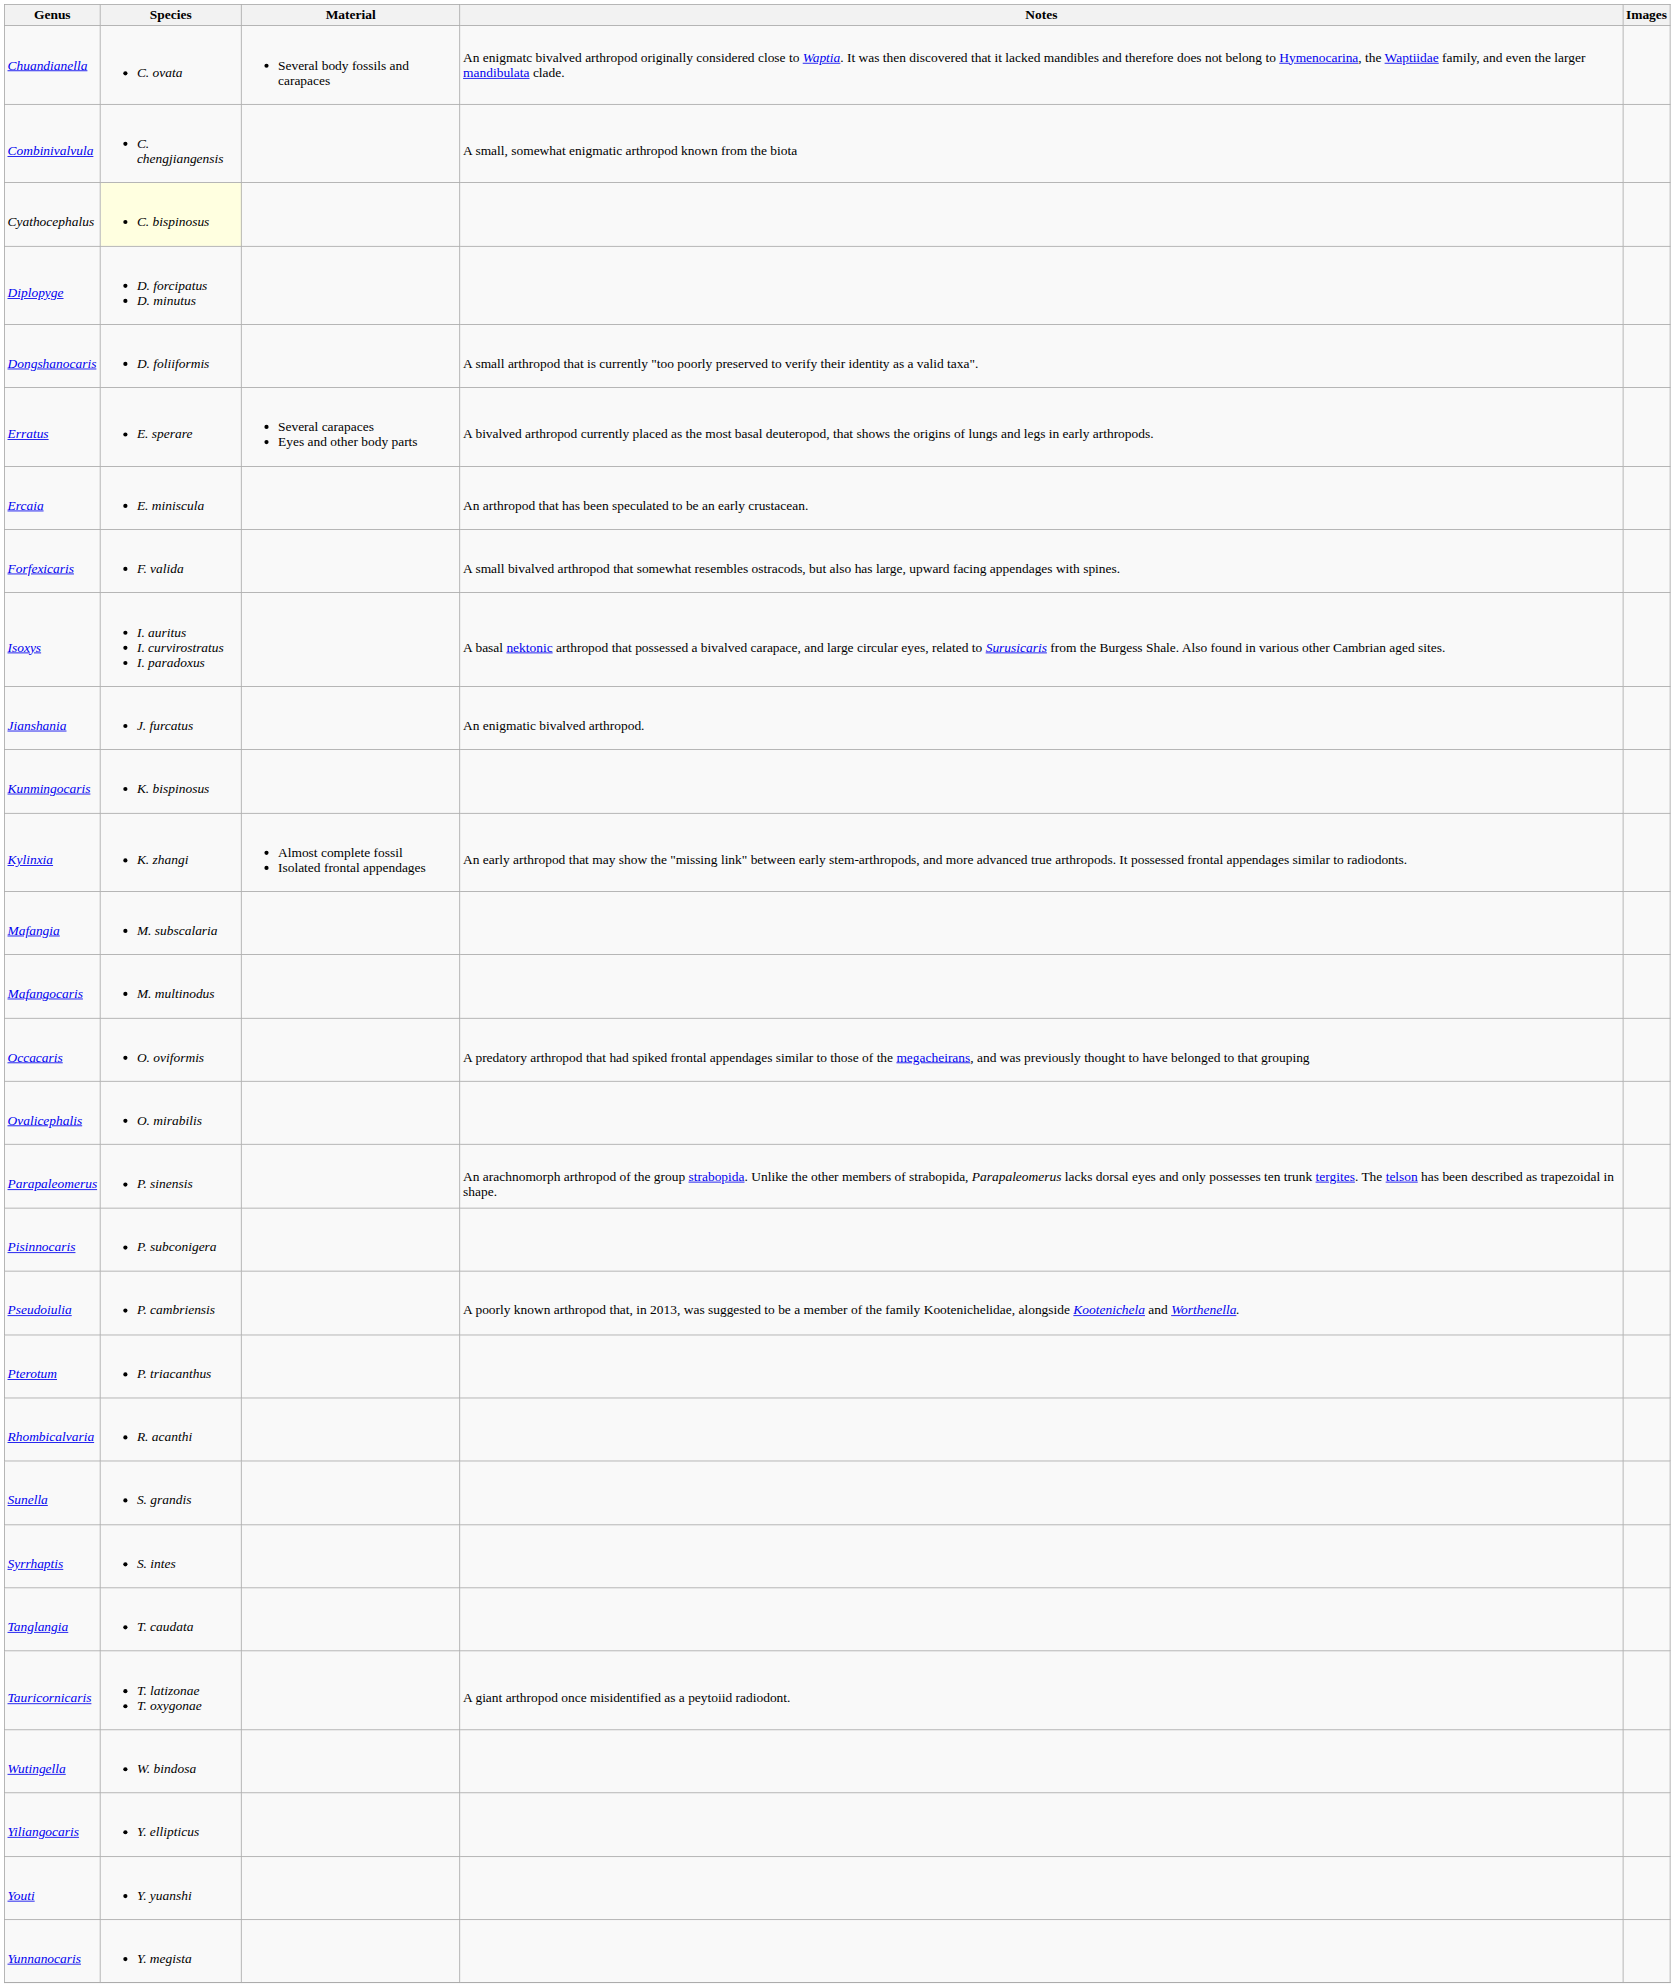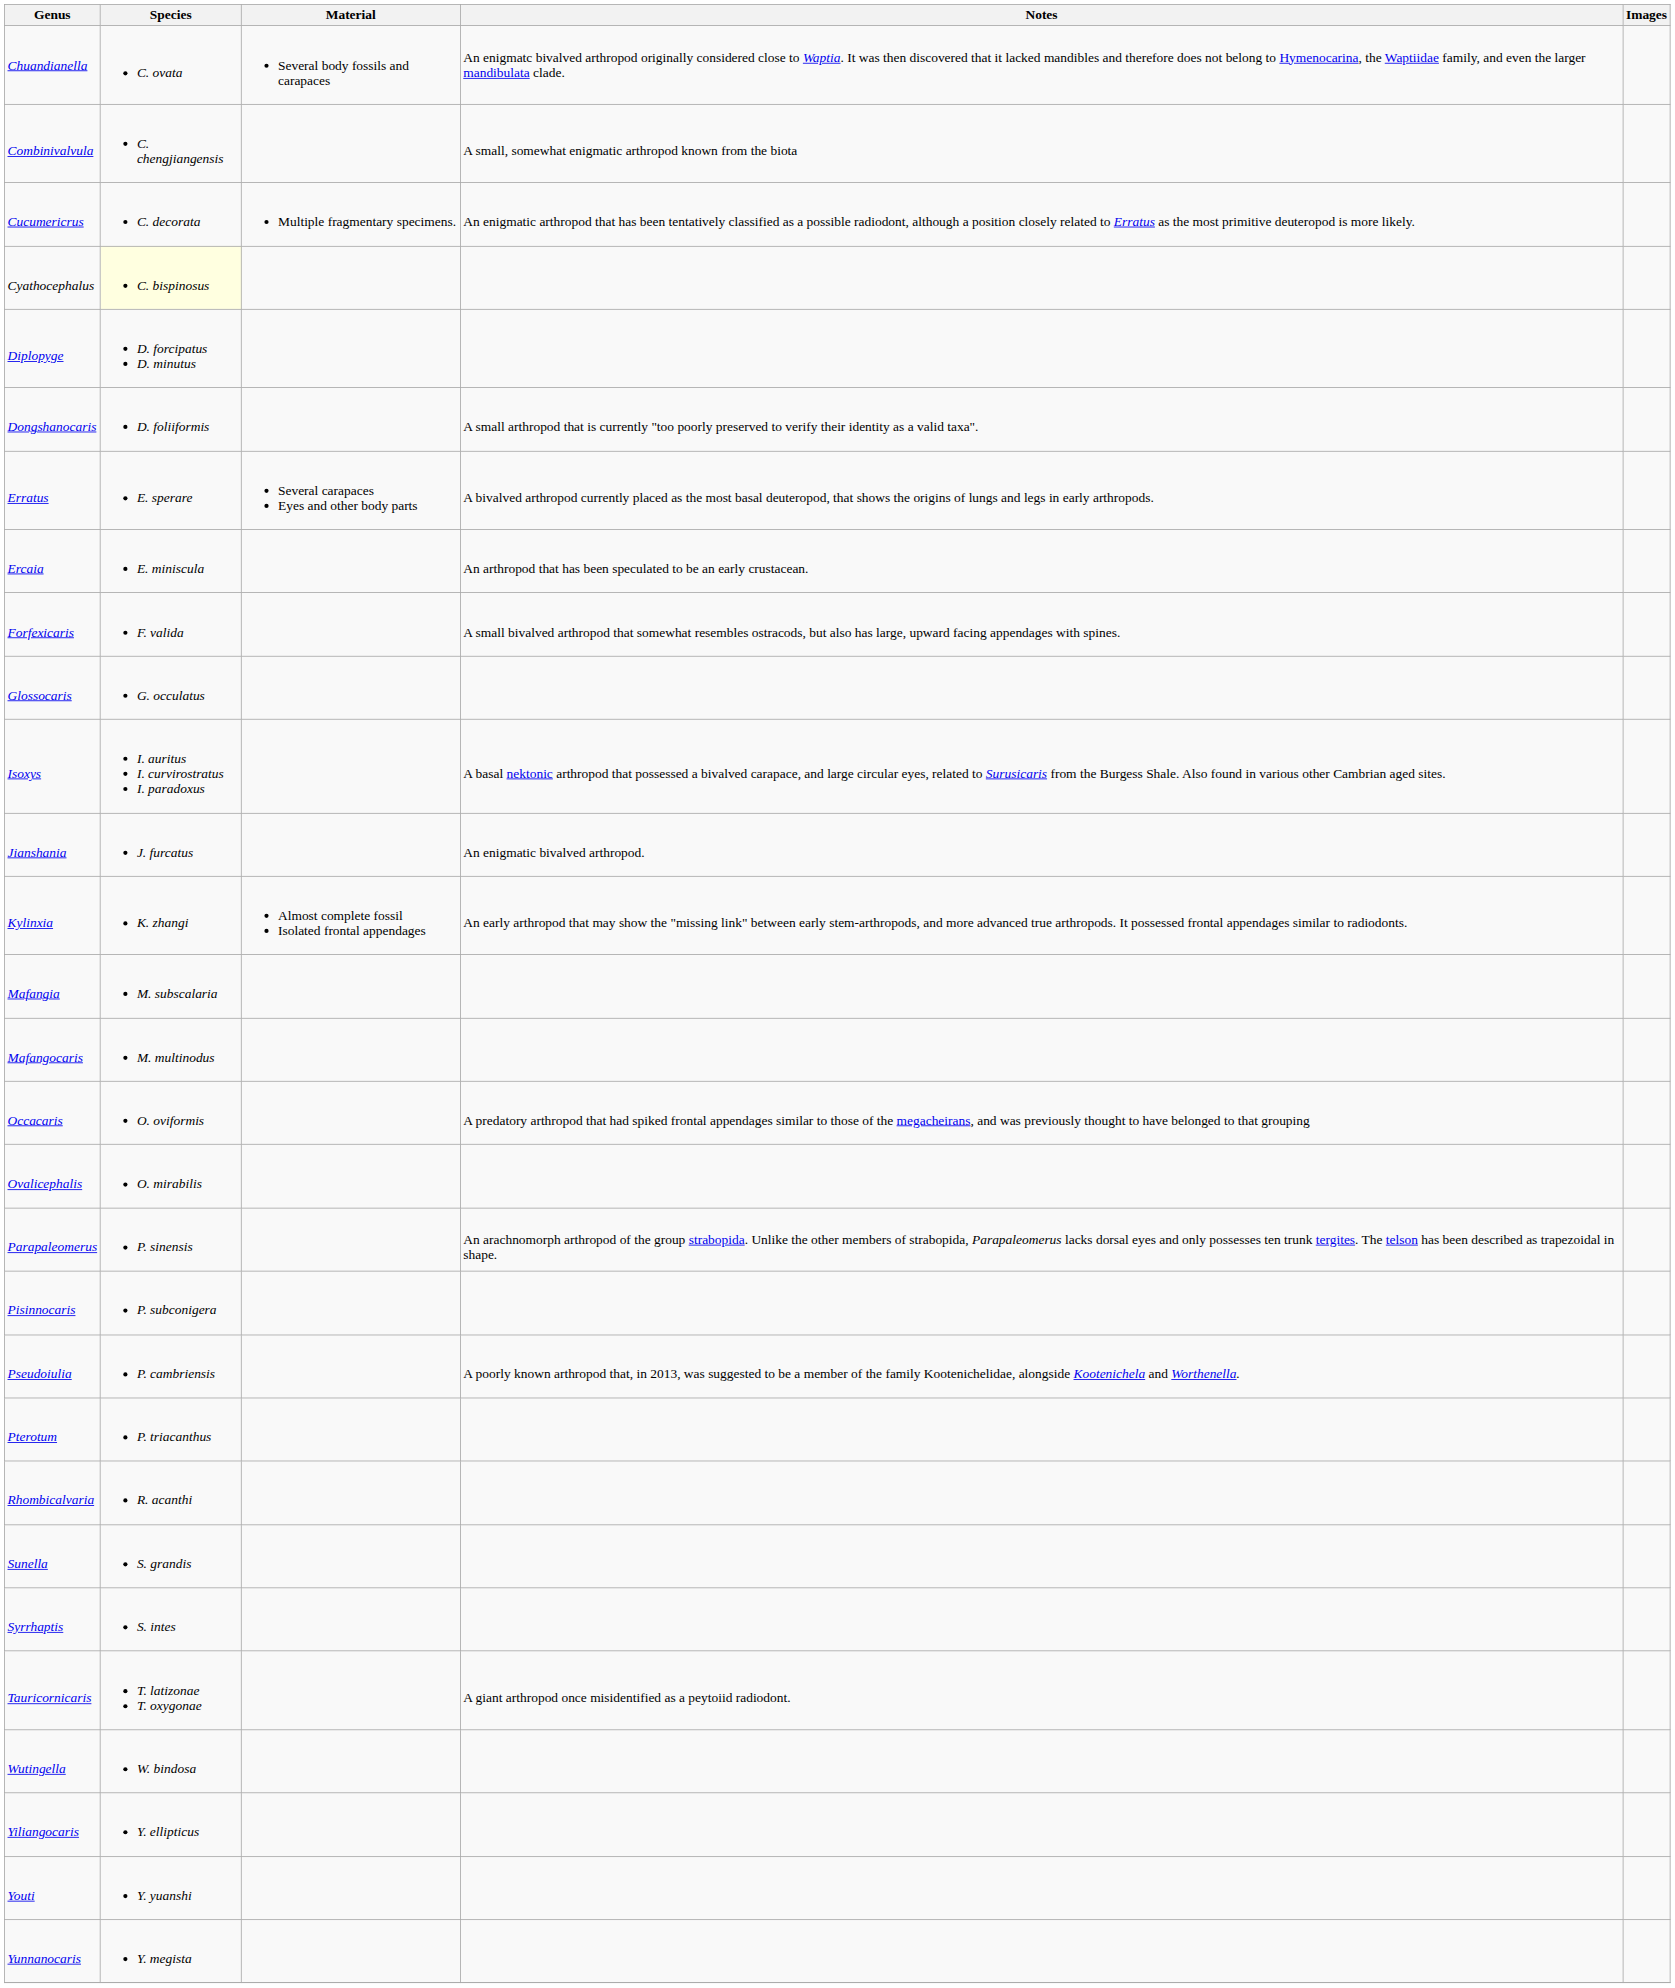+ row: (46, 221)
+ row: (40, 695)
- row: (49, 788)
- row: (38, 1627)
